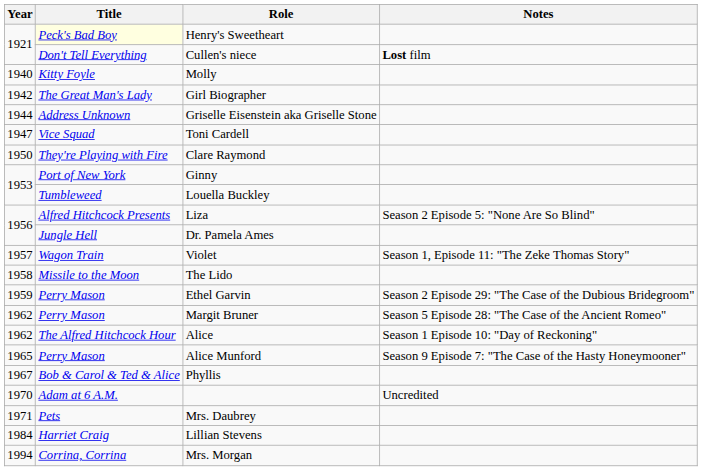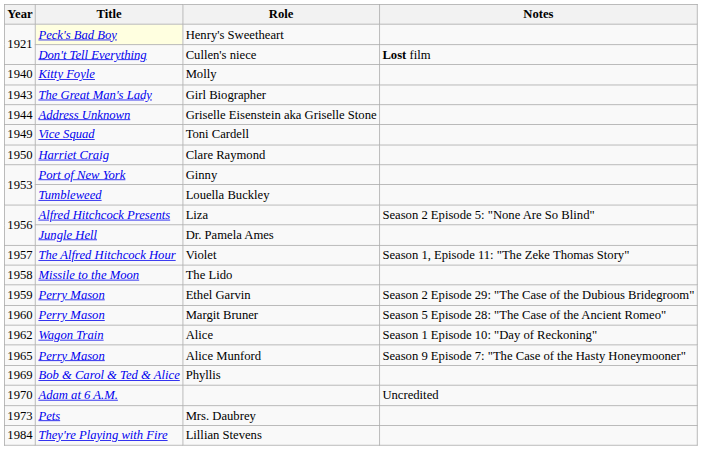(20, 94) 1942 -> (20, 94) 1943
(20, 134) 1947 -> (20, 134) 1949
(103, 154) They're Playing with Fire -> (74, 154) Harriet Craig
(71, 255) Wagon Train -> (107, 255) The Alfred Hitchcock Hour
(20, 315) 1962 -> (20, 315) 1960
(107, 335) The Alfred Hitchcock Hour -> (71, 335) Wagon Train
(20, 375) 1967 -> (20, 375) 1969
(20, 415) 1971 -> (20, 415) 1973
(74, 435) Harriet Craig -> (103, 435) They're Playing with Fire
- row: (219, 455)
